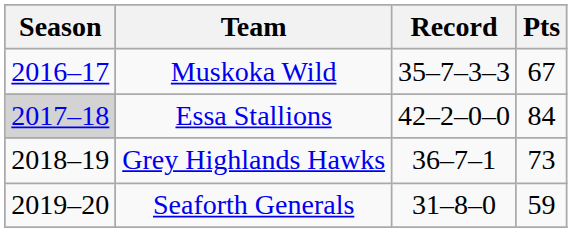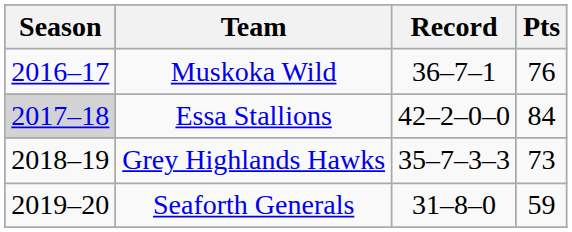(454, 71) 35–7–3–3 -> (454, 71) 36–7–1
(542, 71) 67 -> (542, 71) 76
(454, 159) 36–7–1 -> (454, 159) 35–7–3–3
